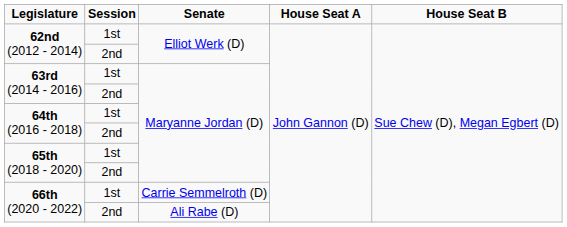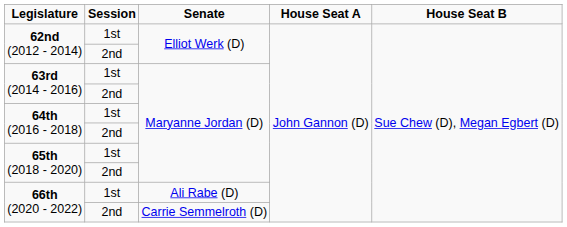(204, 192) Carrie Semmelroth (D) -> (204, 192) Ali Rabe (D)
(204, 212) Ali Rabe (D) -> (204, 212) Carrie Semmelroth (D)
